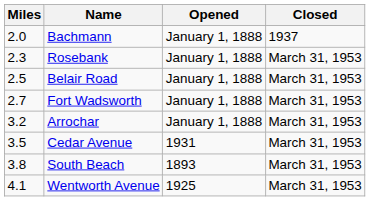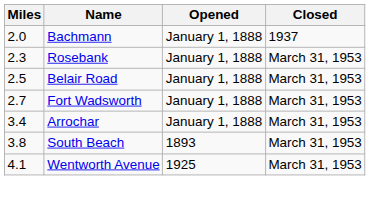(17, 121) 3.2 -> (17, 121) 3.4
- row: (90, 143)
